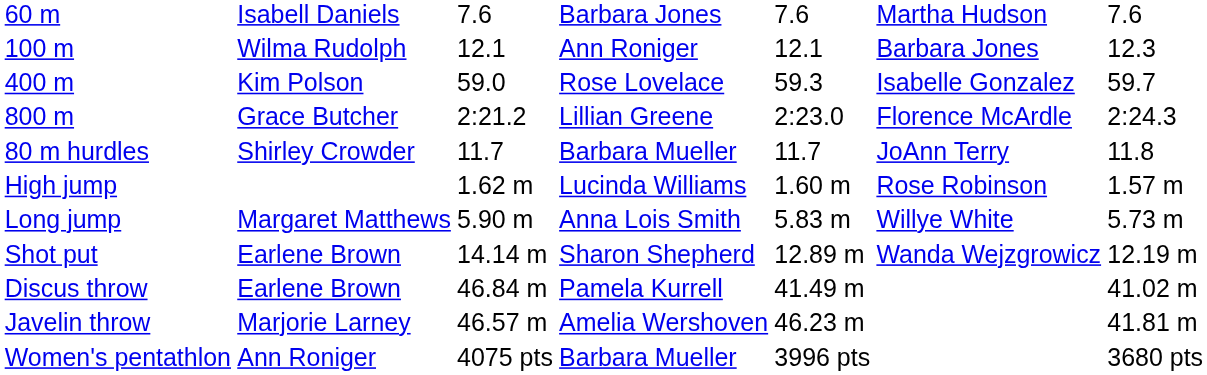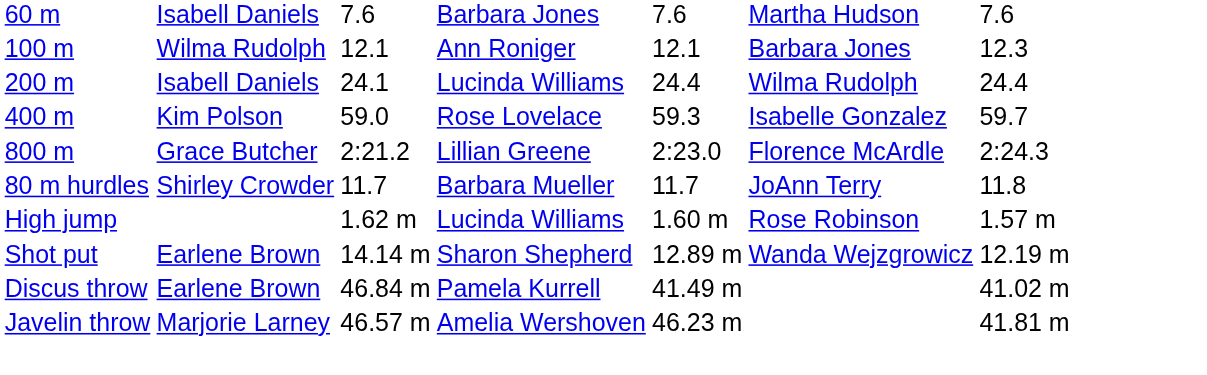+ row: (39, 83)
- row: (63, 220)
- row: (118, 357)
